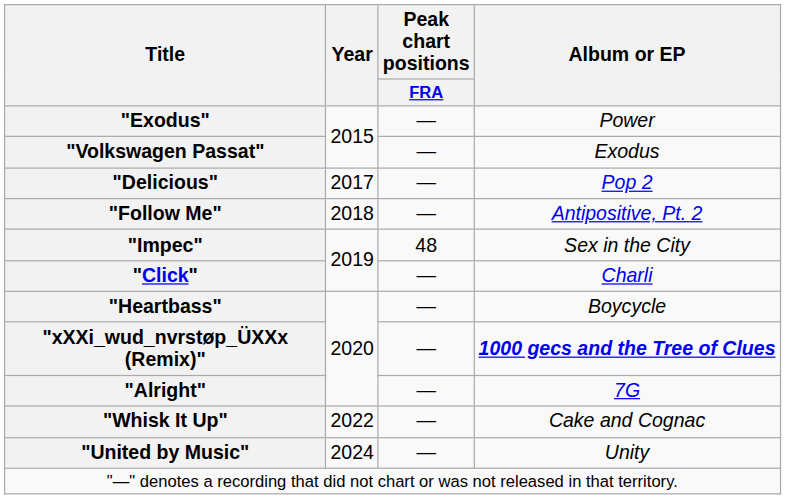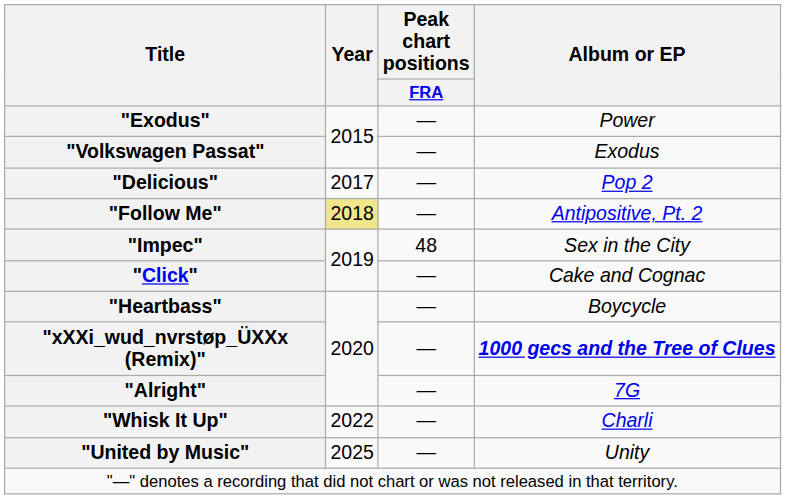(352, 213) no background -> (352, 213) khaki background
(627, 275) Charli -> (627, 275) Cake and Cognac
(627, 421) Cake and Cognac -> (627, 421) Charli
(352, 452) 2024 -> (352, 452) 2025
